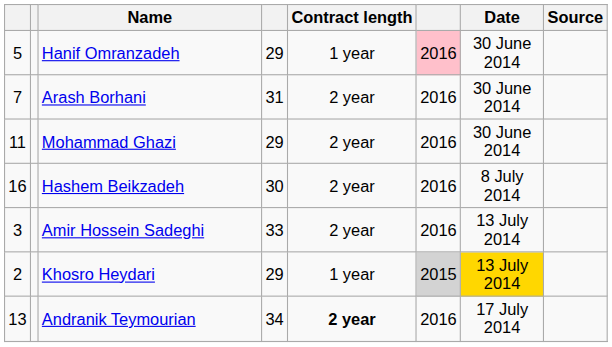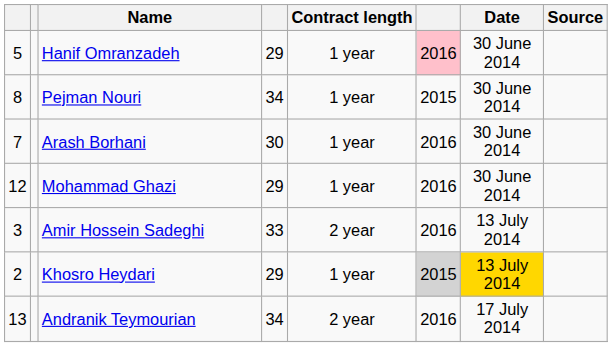+ row: (92, 97)
(275, 97) 31 -> (275, 142) 30
(352, 97) 2 year -> (352, 142) 1 year
(17, 142) 11 -> (17, 186) 12
(352, 142) 2 year -> (352, 186) 1 year
- row: (113, 186)
(352, 319) bold -> (352, 319) normal
